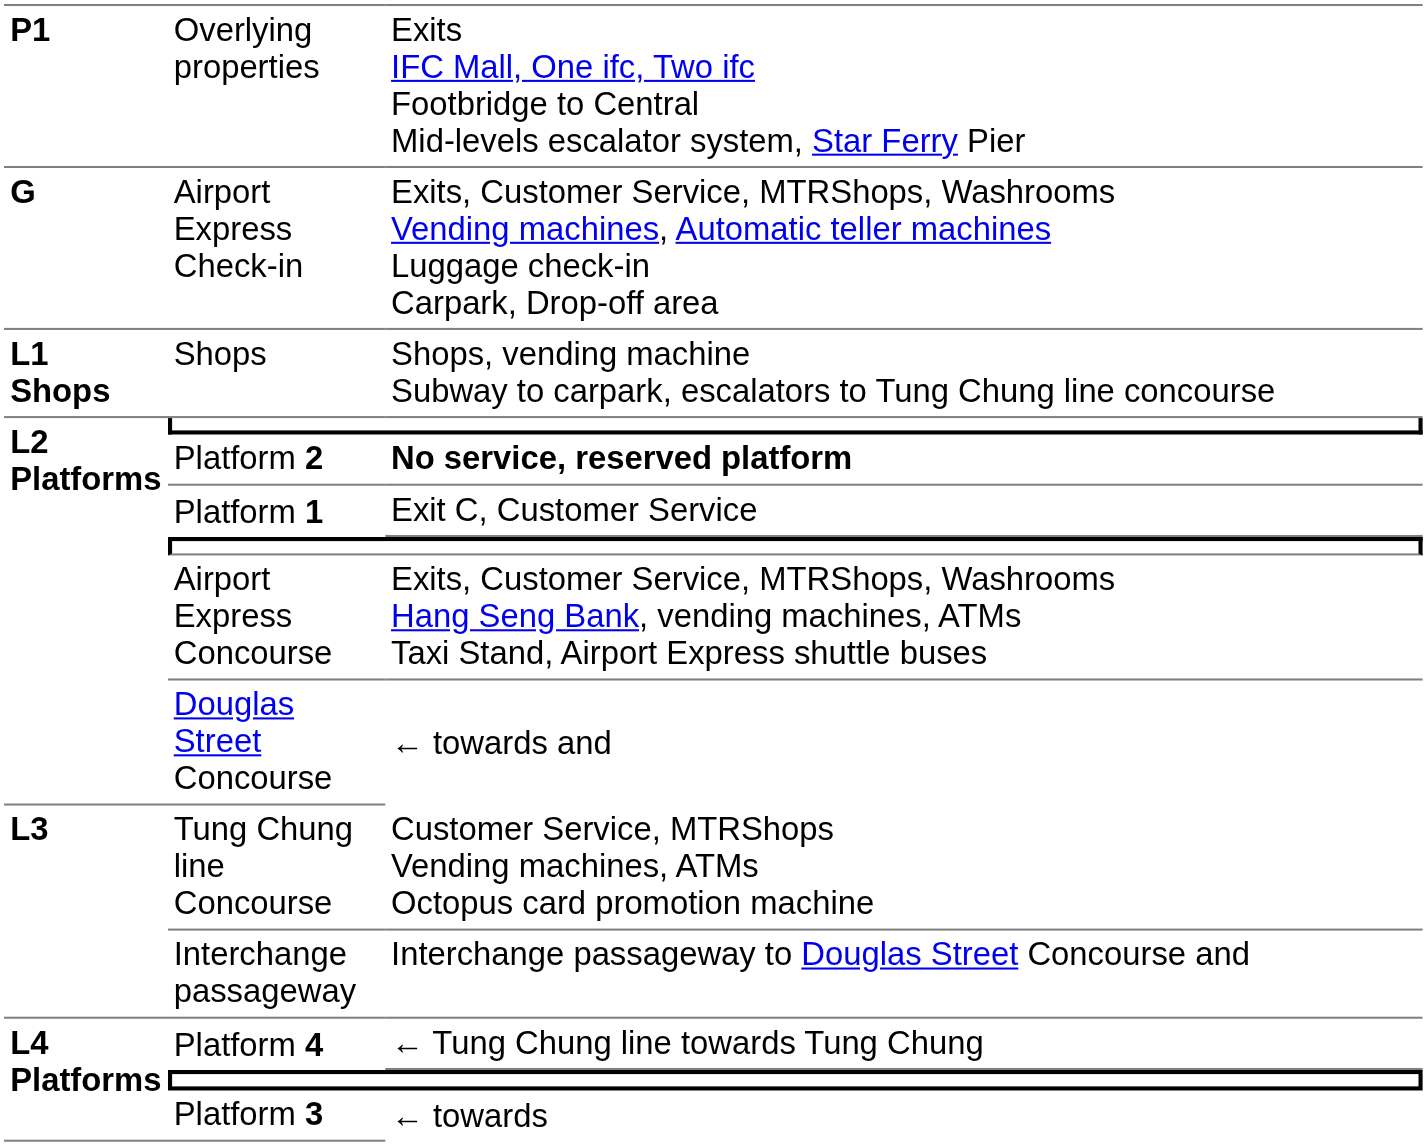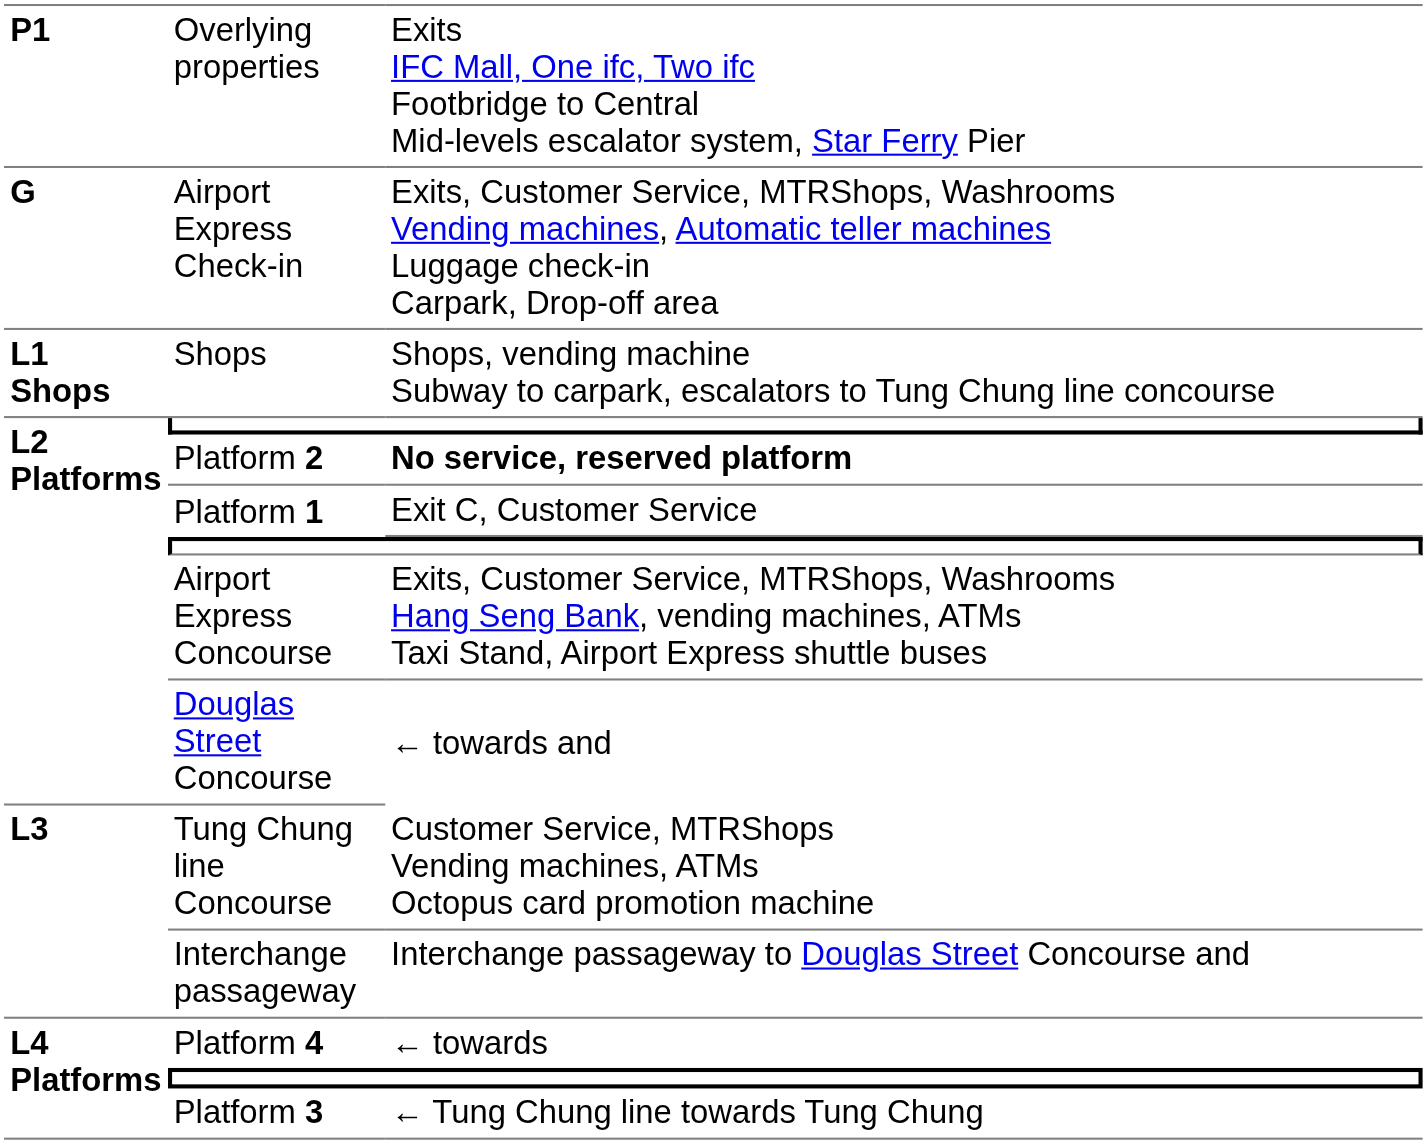(687, 1042) ← Tung Chung line towards Tung Chung -> (469, 1042) ← towards
(469, 1115) ← towards -> (687, 1112) ← Tung Chung line towards Tung Chung
